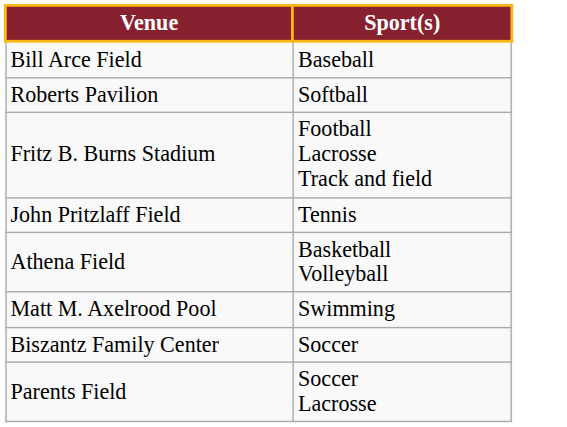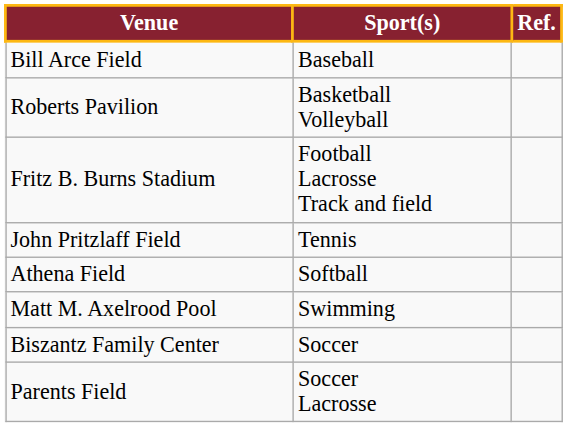+ column: (537, 23)
(333, 94) Softball -> (345, 107) Basketball Volleyball
(345, 261) Basketball Volleyball -> (333, 274) Softball
